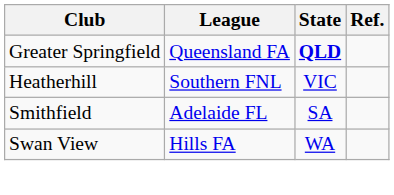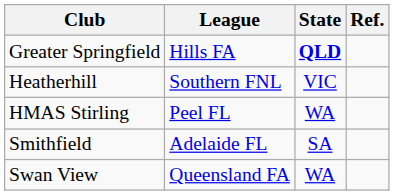(230, 50) Queensland FA -> (203, 50) Hills FA
+ row: (69, 112)
(203, 143) Hills FA -> (230, 174) Queensland FA
